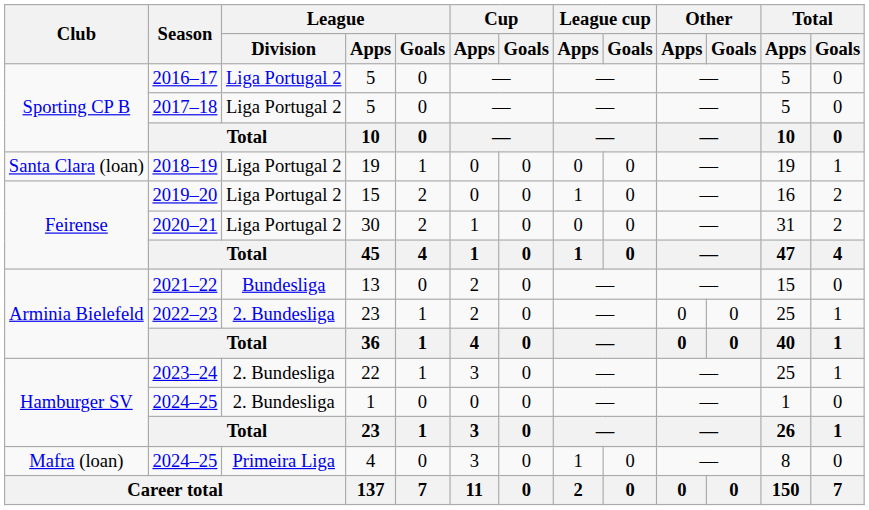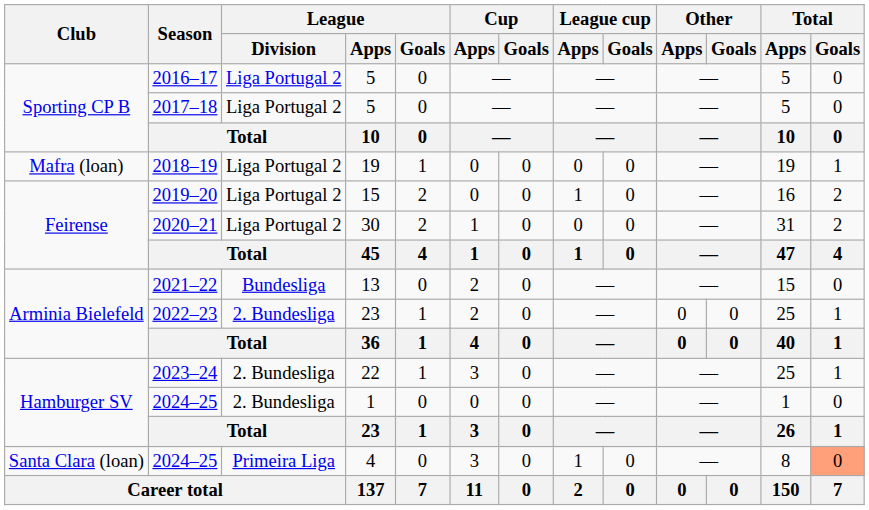(76, 166) Santa Clara (loan) -> (76, 166) Mafra (loan)
(76, 460) Mafra (loan) -> (76, 460) Santa Clara (loan)
(838, 460) no background -> (838, 460) lightsalmon background
